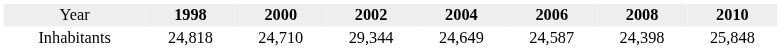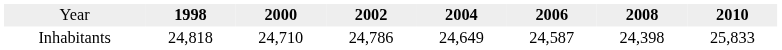(371, 37) 29,344 -> (371, 37) 24,786
(732, 37) 25,848 -> (732, 37) 25,833
